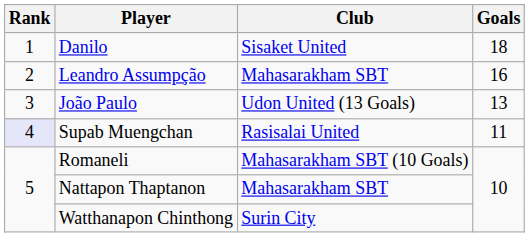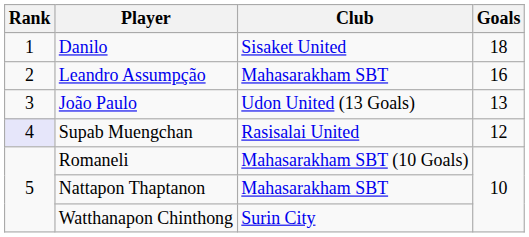(499, 132) 11 -> (499, 132) 12
